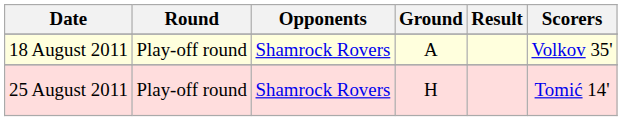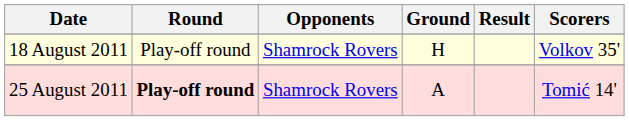(431, 49) A -> (438, 49) H
(192, 89) normal -> (195, 89) bold
(431, 89) H -> (438, 89) A
